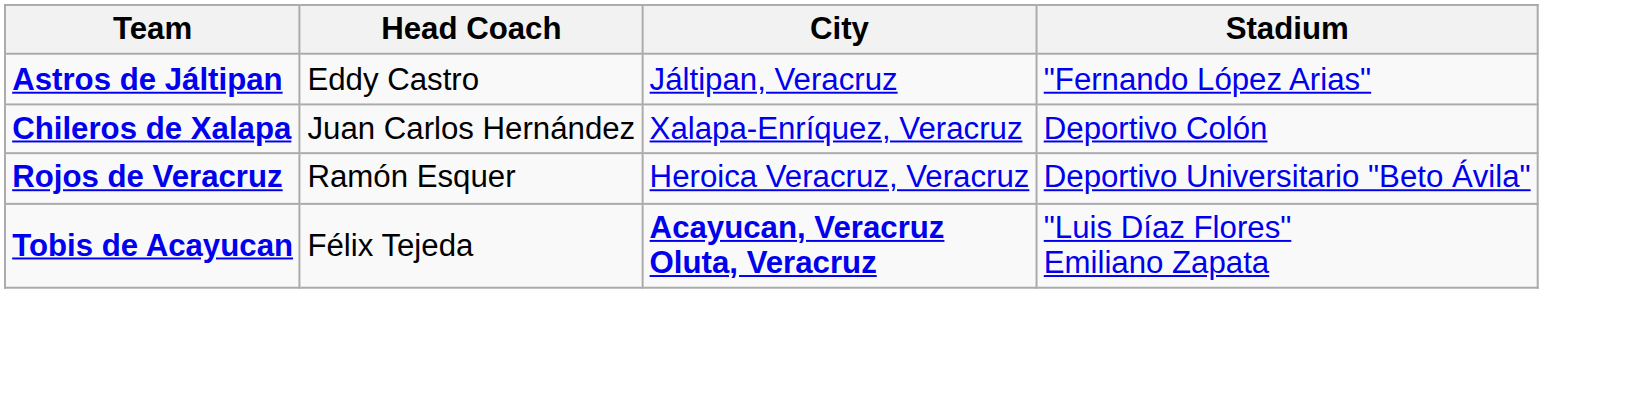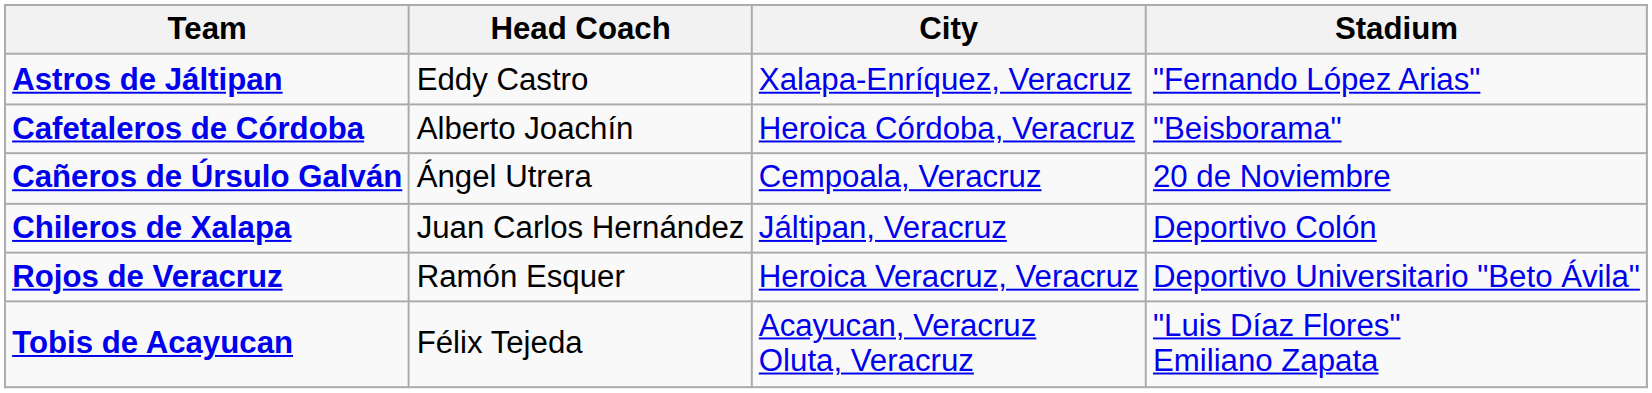(774, 78) Jáltipan, Veracruz -> (945, 78) Xalapa-Enríquez, Veracruz
+ row: (188, 128)
+ row: (207, 177)
(836, 128) Xalapa-Enríquez, Veracruz -> (883, 227) Jáltipan, Veracruz
(797, 244) bold -> (898, 343) normal
